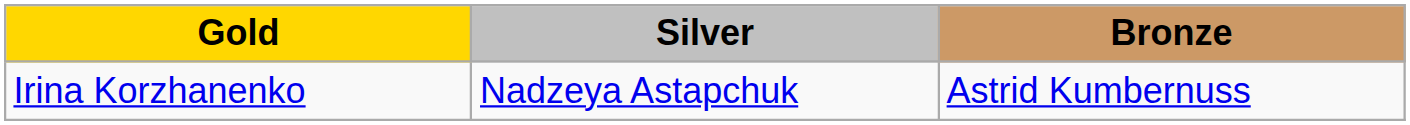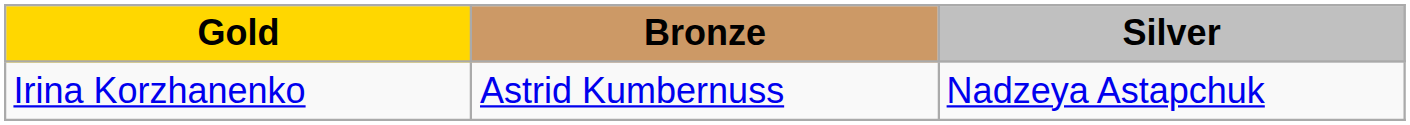columns swapped: (705, 33) <-> (1172, 33)
